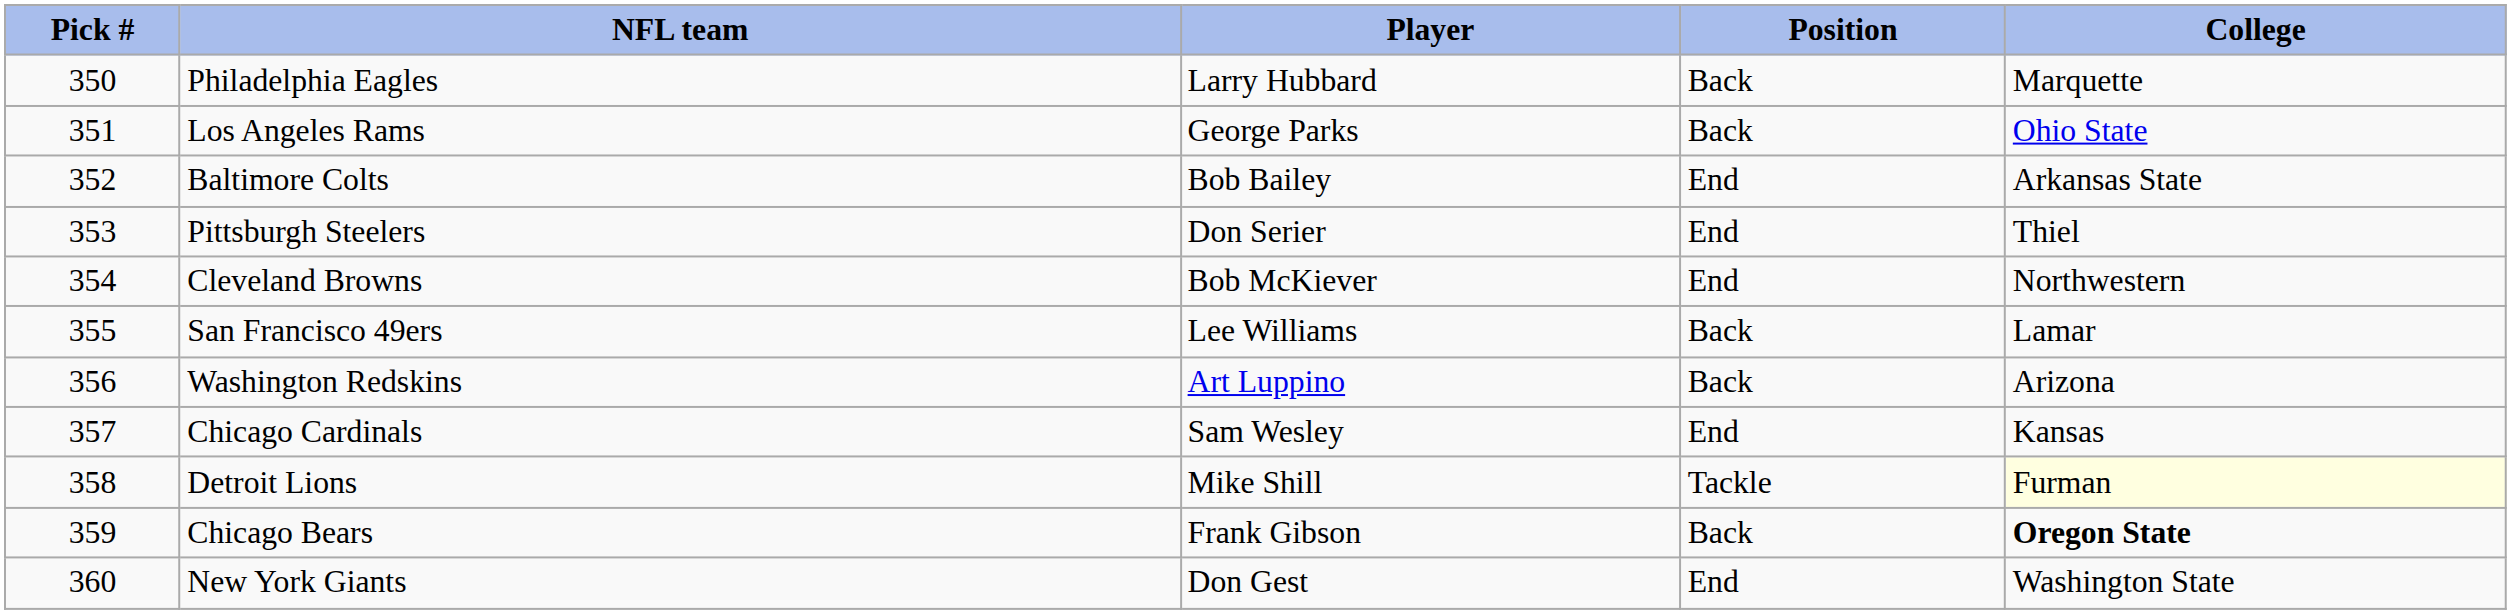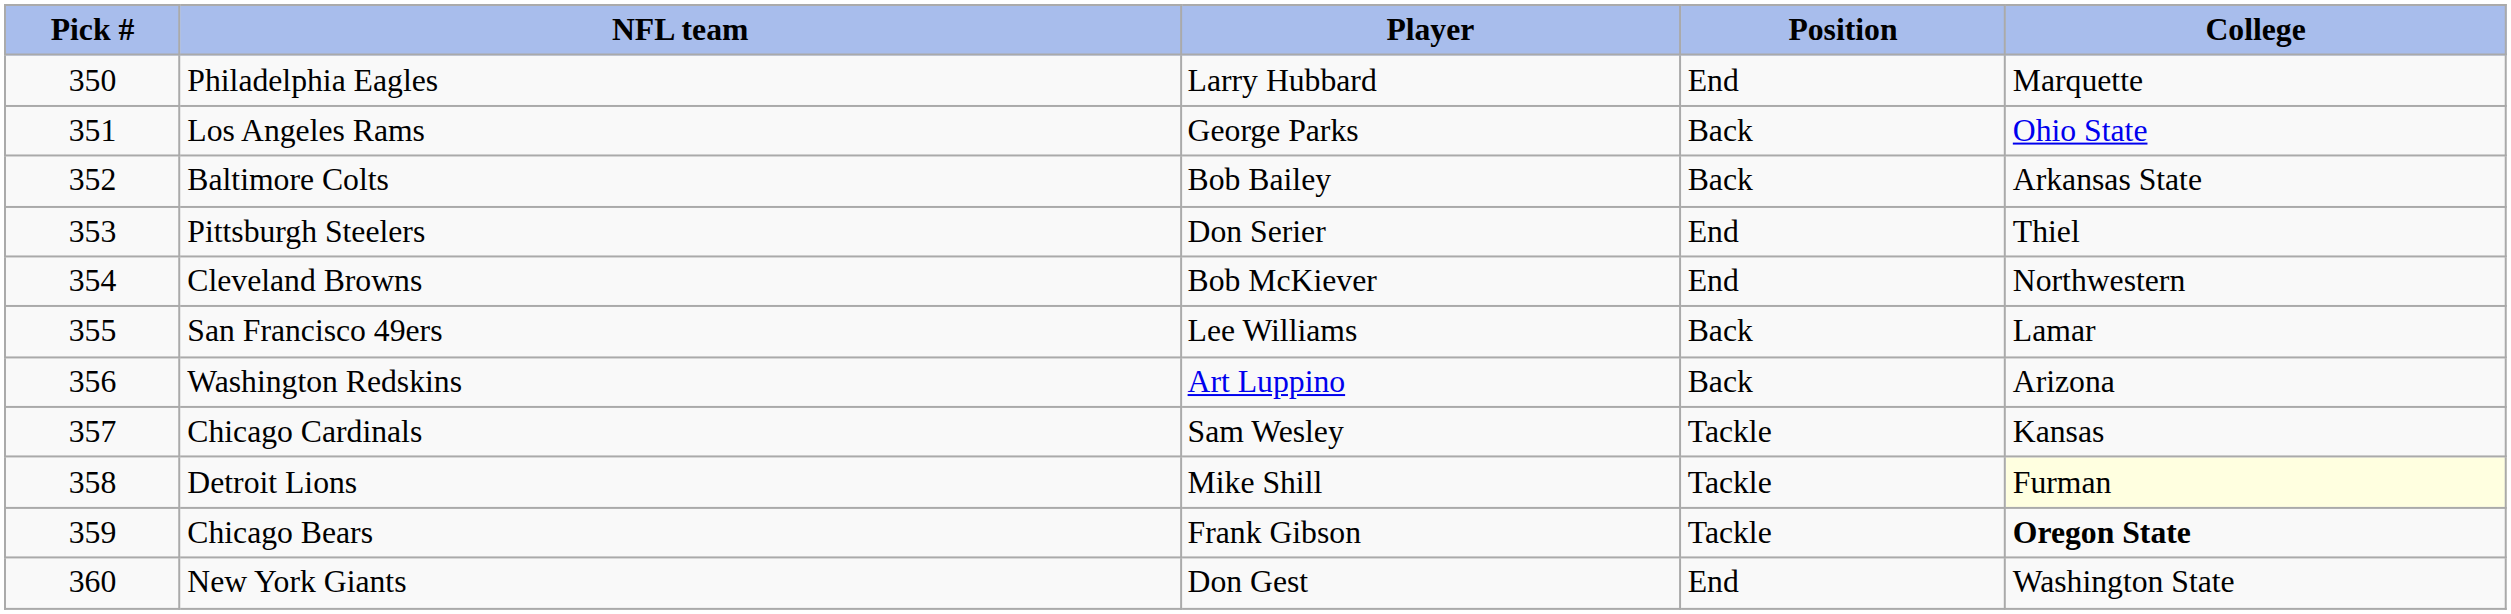(1720, 79) Back -> (1713, 79) End
(1713, 180) End -> (1720, 180) Back
(1713, 431) End -> (1730, 431) Tackle
(1720, 532) Back -> (1730, 532) Tackle
